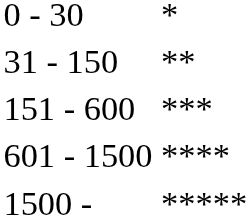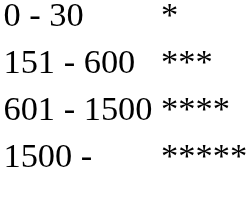- row: (61, 61)
